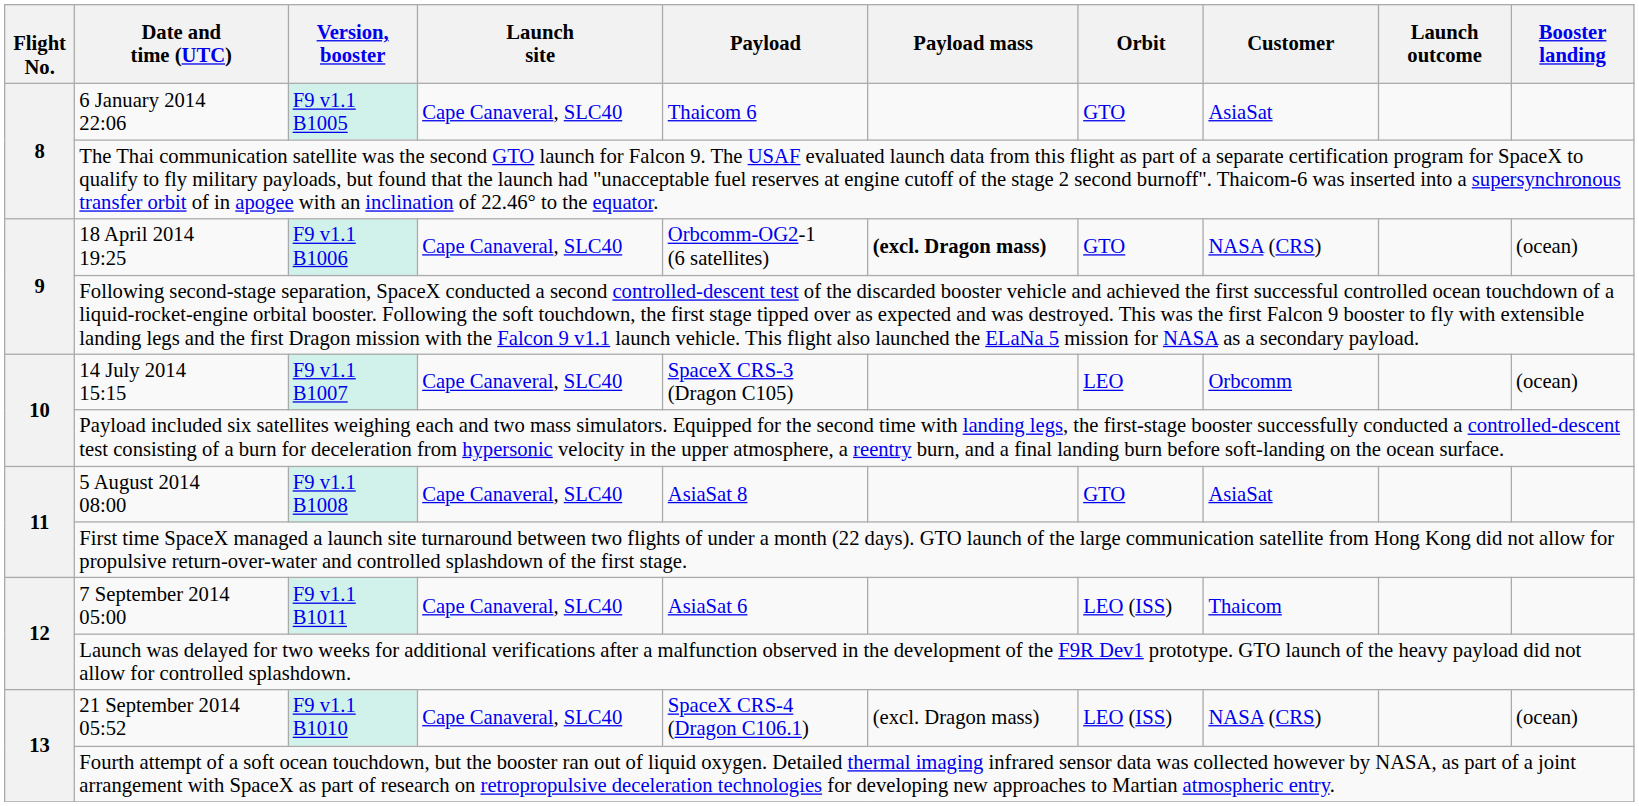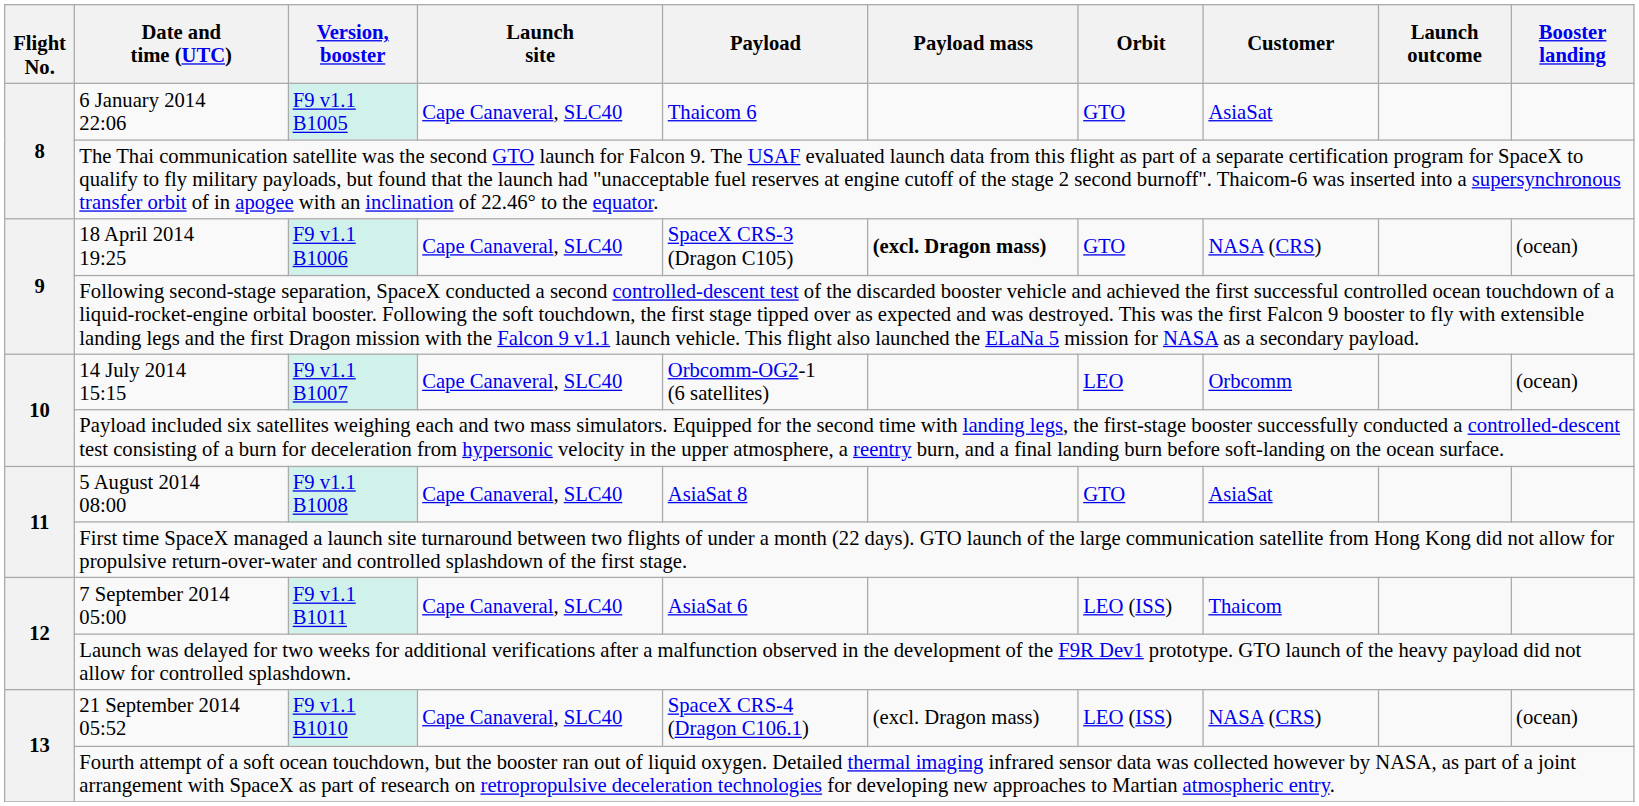(742, 246) Orbcomm-OG2-1 (6 satellites) -> (731, 246) SpaceX CRS-3 (Dragon C105)
(731, 381) SpaceX CRS-3 (Dragon C105) -> (742, 381) Orbcomm-OG2-1 (6 satellites)
